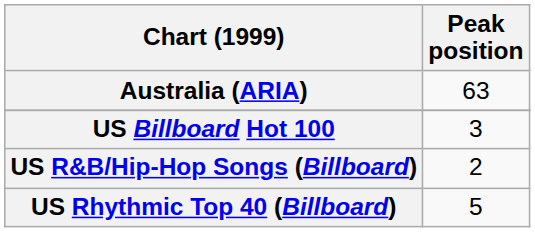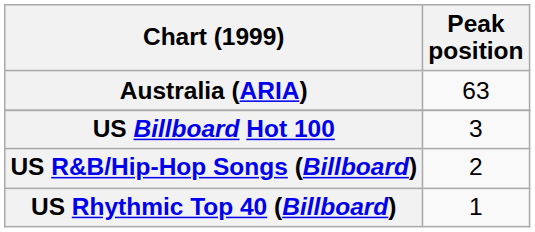(476, 206) 5 -> (476, 206) 1
